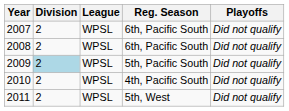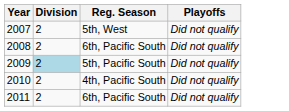- column: (101, 13)
(166, 30) 6th, Pacific South -> (105, 30) 5th, West
(147, 98) 5th, West -> (124, 98) 6th, Pacific South
